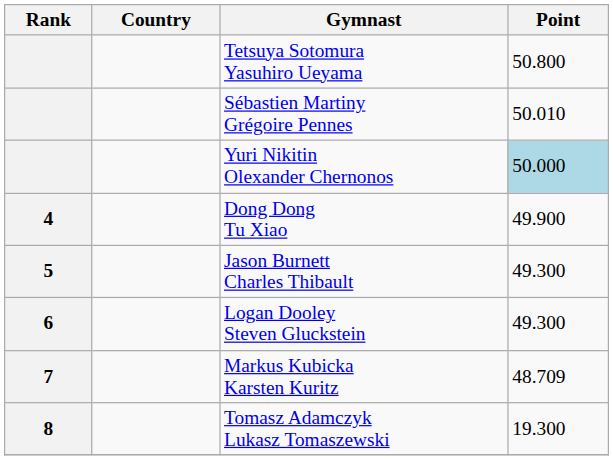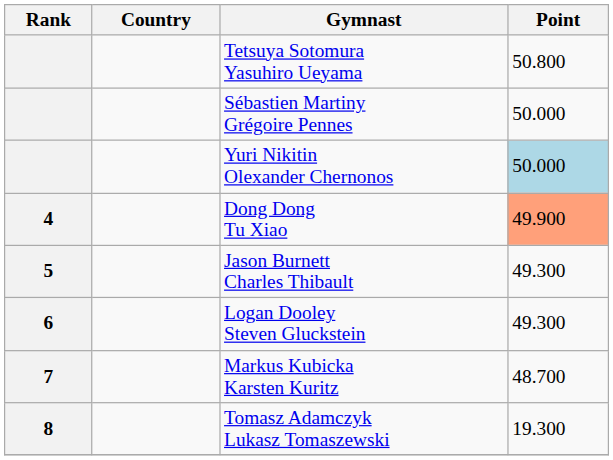(539, 113) 50.010 -> (539, 113) 50.000
(539, 218) no background -> (539, 218) lightsalmon background
(539, 376) 48.709 -> (539, 376) 48.700
